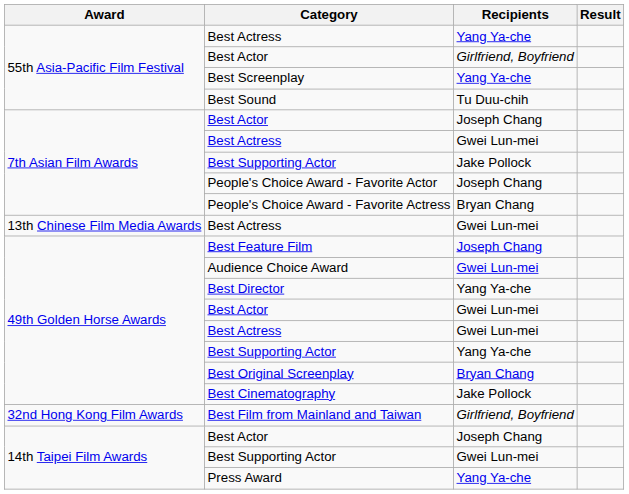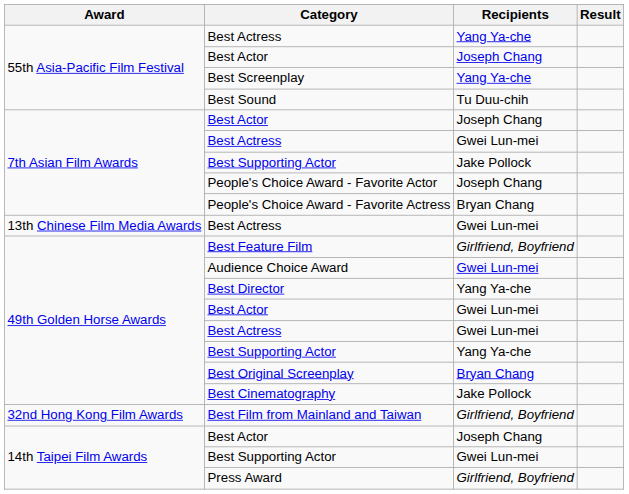(515, 57) Girlfriend, Boyfriend -> (499, 57) Joseph Chang
(499, 246) Joseph Chang -> (515, 246) Girlfriend, Boyfriend
(494, 478) Yang Ya-che -> (515, 478) Girlfriend, Boyfriend
